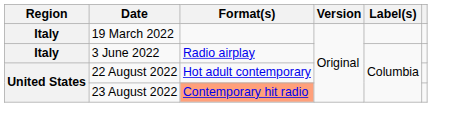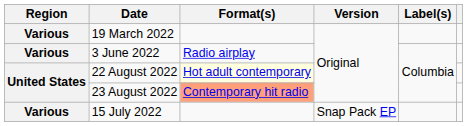(47, 33) Italy -> (47, 33) Various
(47, 53) Italy -> (47, 53) Various
(247, 72) no background -> (247, 72) lightyellow background
+ row: (127, 111)
